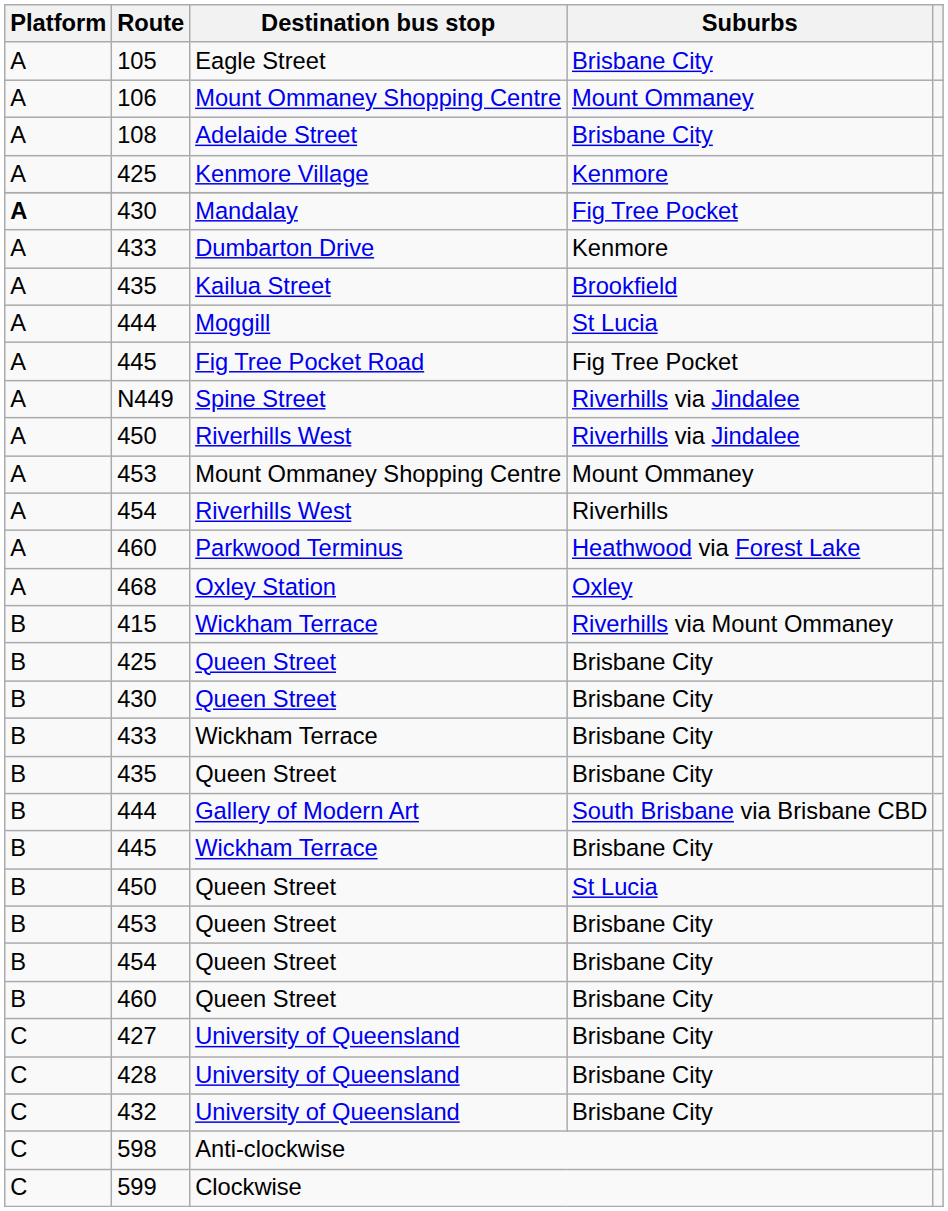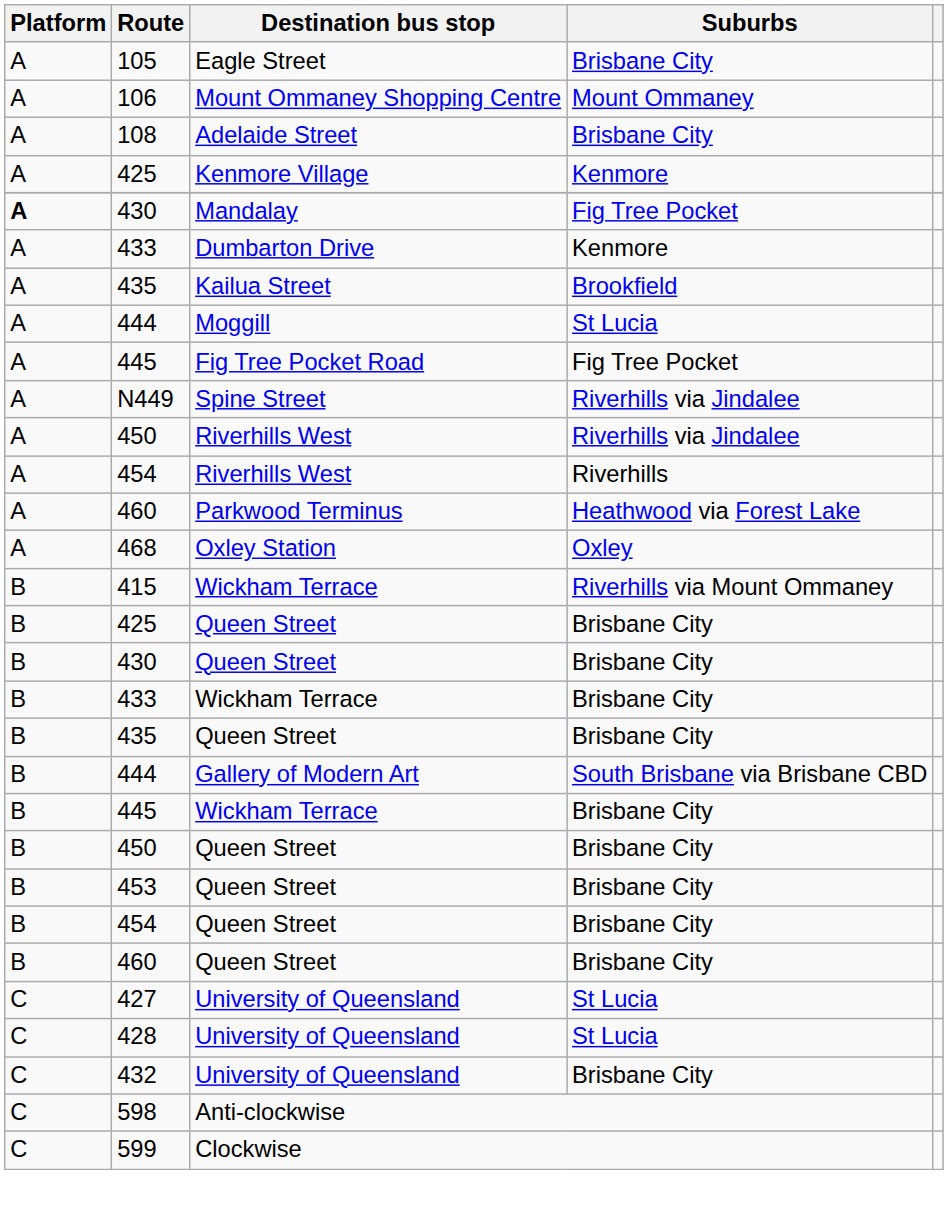- row: (137, 473)
(615, 887) St Lucia -> (642, 849) Brisbane City
(642, 1037) Brisbane City -> (615, 999) St Lucia
(642, 1074) Brisbane City -> (615, 1037) St Lucia
